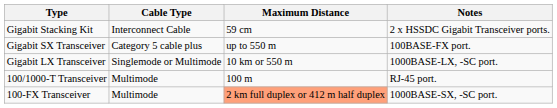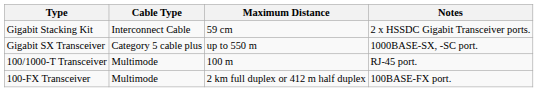(430, 45) 100BASE-FX port. -> (424, 45) 1000BASE-SX, -SC port.
- row: (56, 62)
(306, 95) lightsalmon background -> (286, 78) no background
(444, 95) 1000BASE-SX, -SC port. -> (411, 78) 100BASE-FX port.
